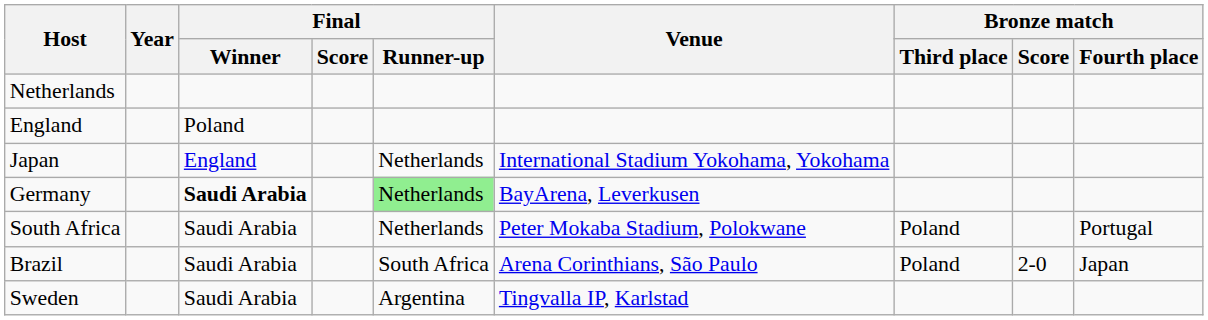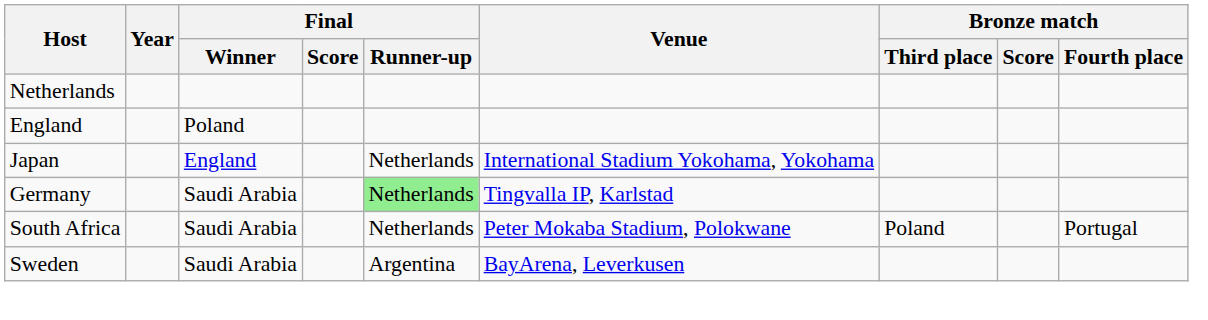(245, 194) bold -> (240, 194) normal
(599, 194) BayArena, Leverkusen -> (578, 194) Tingvalla IP, Karlstad
- row: (36, 263)
(594, 297) Tingvalla IP, Karlstad -> (584, 263) BayArena, Leverkusen
